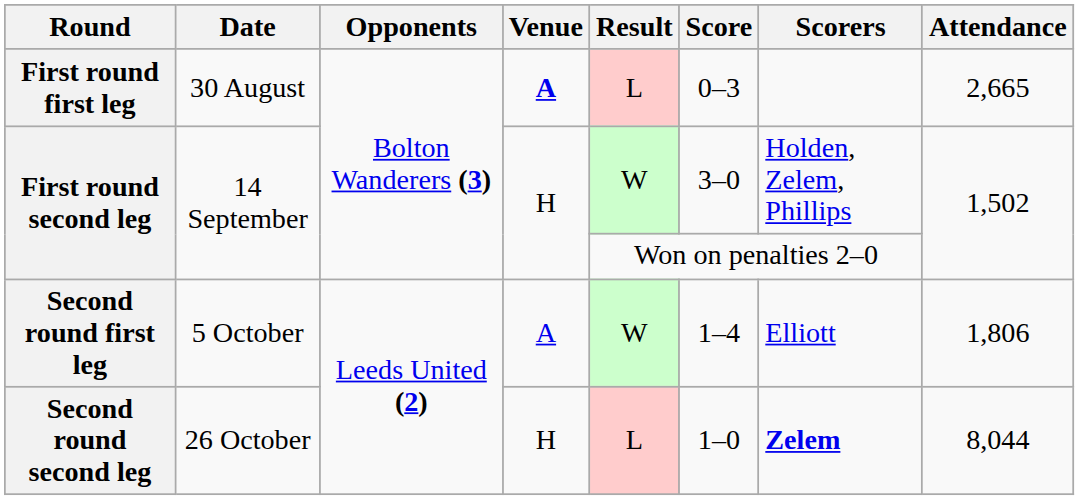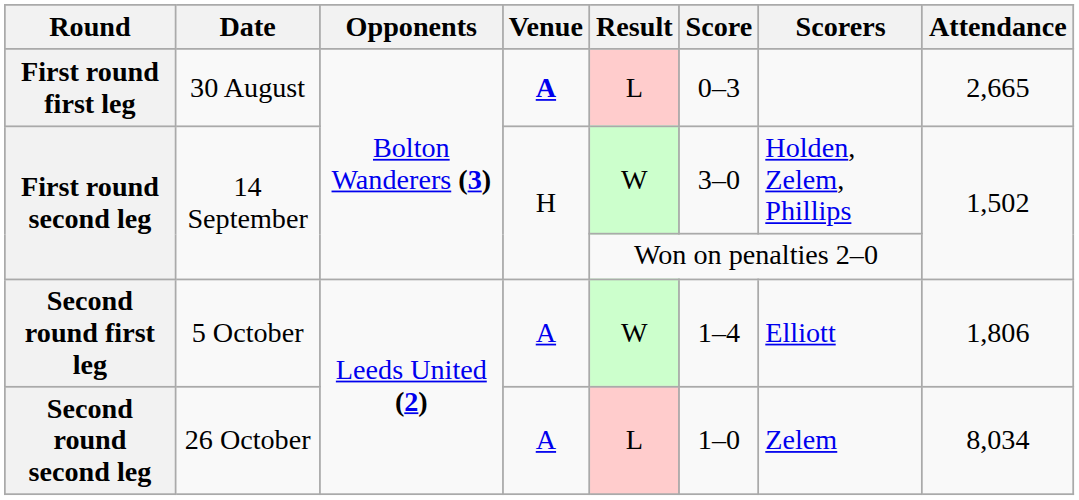(546, 440) H -> (546, 440) A
(803, 440) bold -> (801, 440) normal
(998, 440) 8,044 -> (998, 440) 8,034
